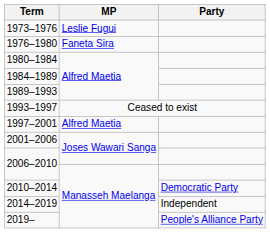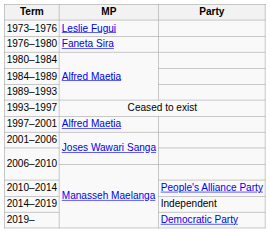(199, 188) Democratic Party -> (212, 188) People's Alliance Party
(212, 220) People's Alliance Party -> (199, 220) Democratic Party
